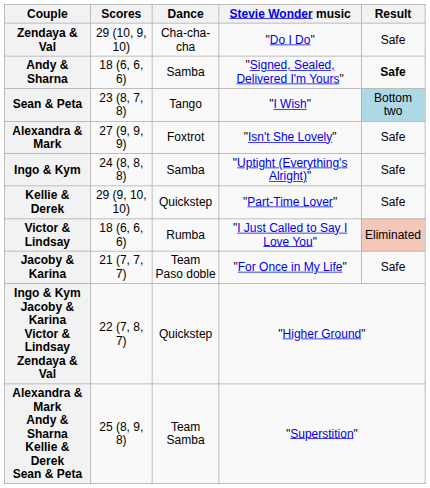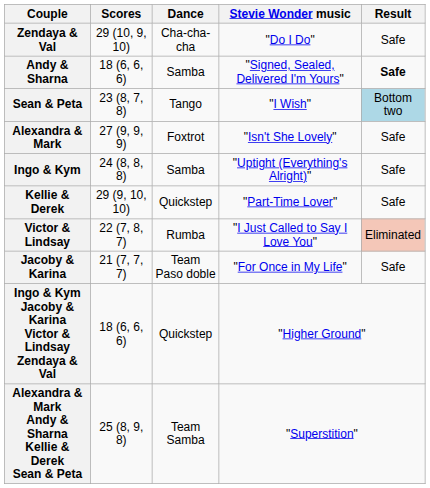(121, 234) 18 (6, 6, 6) -> (121, 234) 22 (7, 8, 7)
(121, 333) 22 (7, 8, 7) -> (121, 333) 18 (6, 6, 6)
